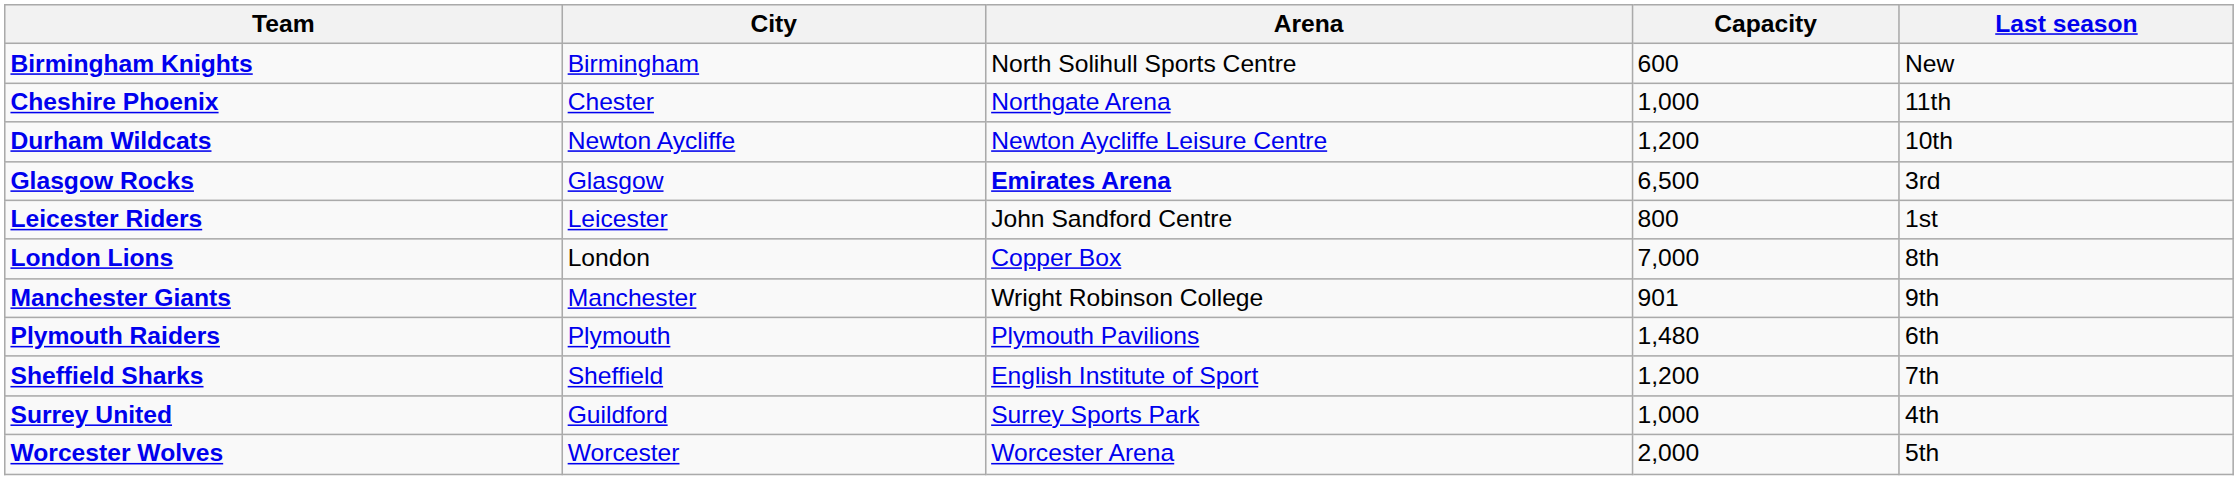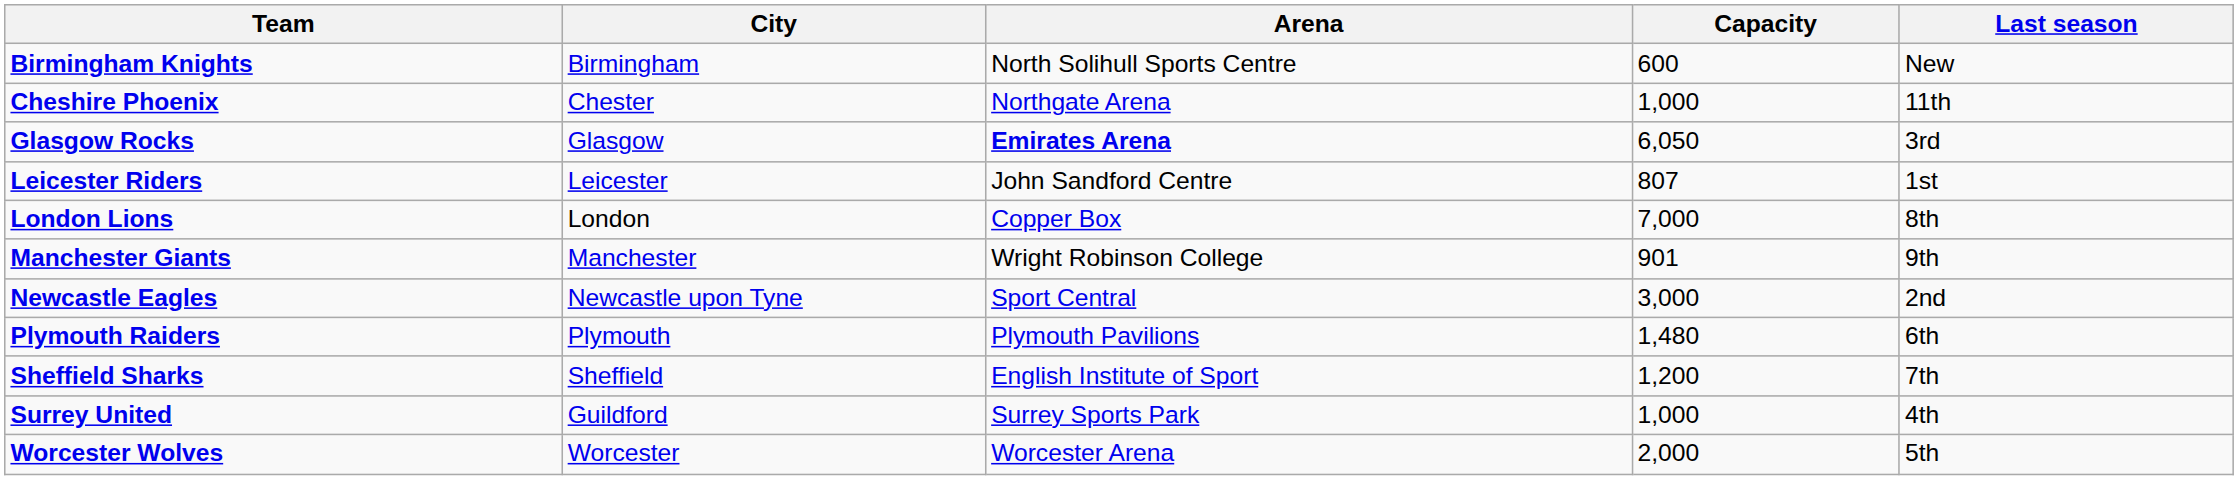- row: (111, 141)
(1668, 180) 6,500 -> (1668, 141) 6,050
(1658, 219) 800 -> (1658, 180) 807
+ row: (114, 297)
